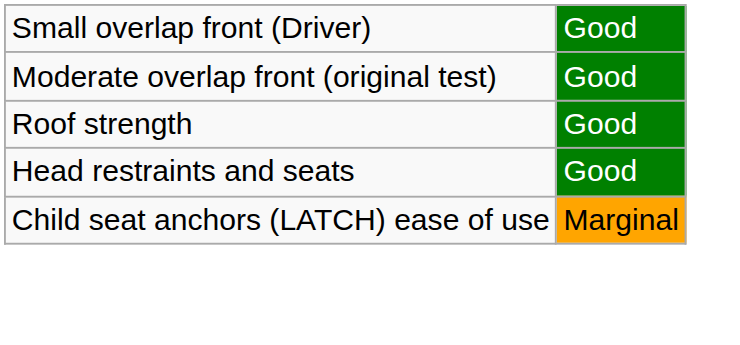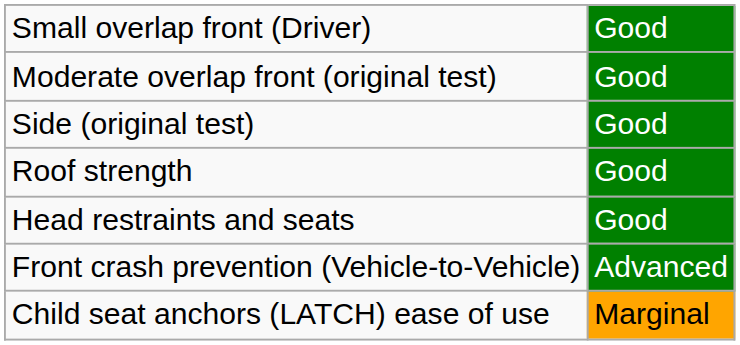+ row: (133, 123)
+ row: (296, 266)
